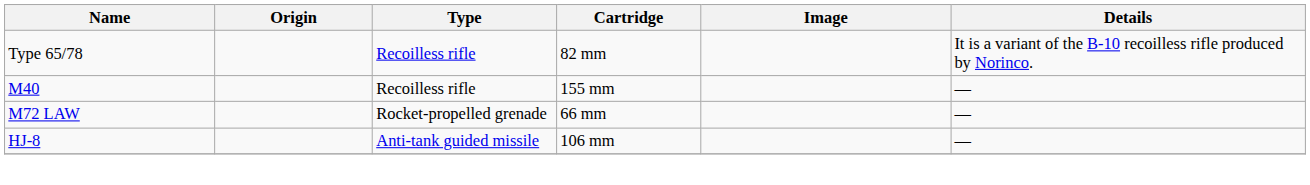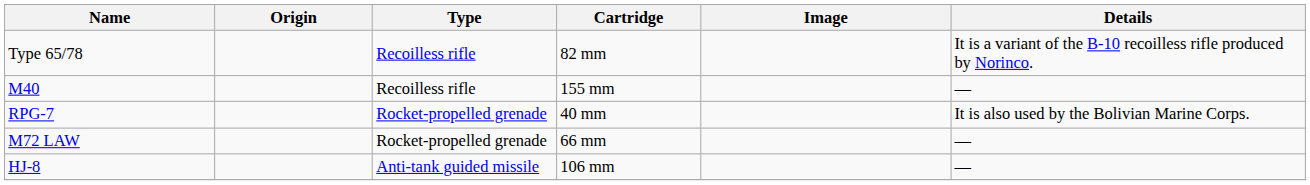+ row: (31, 114)
